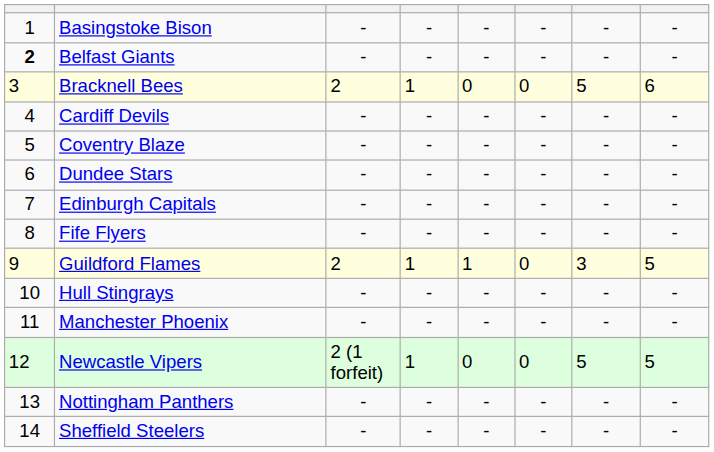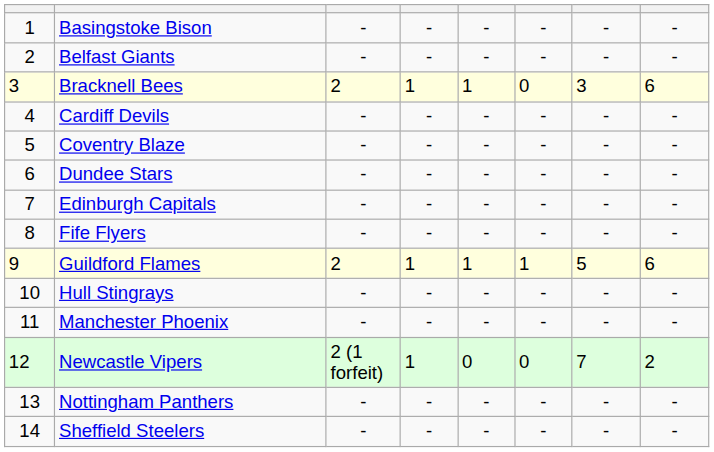(30, 57) bold -> (30, 57) normal
(467, 86) 0 -> (467, 86) 1
(581, 86) 5 -> (581, 86) 3
(524, 263) 0 -> (524, 263) 1
(581, 263) 3 -> (581, 263) 5
(650, 263) 5 -> (650, 263) 6
(581, 361) 5 -> (581, 361) 7
(650, 361) 5 -> (650, 361) 2
